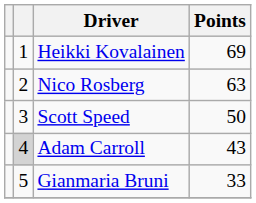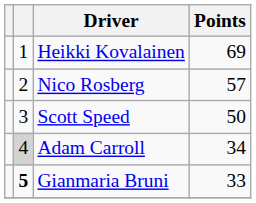(236, 84) 63 -> (236, 84) 57
(236, 148) 43 -> (236, 148) 34
(23, 180) normal -> (23, 180) bold
